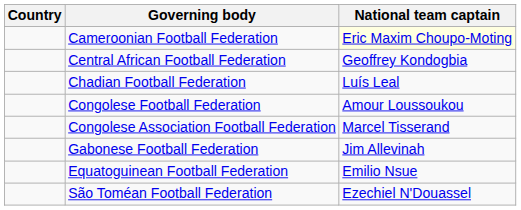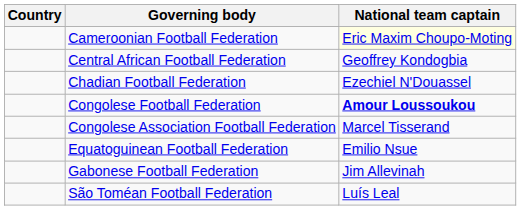(371, 82) Luís Leal -> (407, 82) Ezechiel N'Douassel
(403, 104) normal -> (409, 104) bold
rows swapped: (178, 171) <-> (163, 149)
(407, 194) Ezechiel N'Douassel -> (371, 194) Luís Leal
